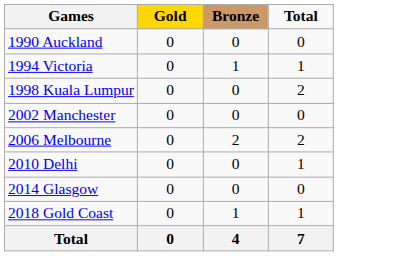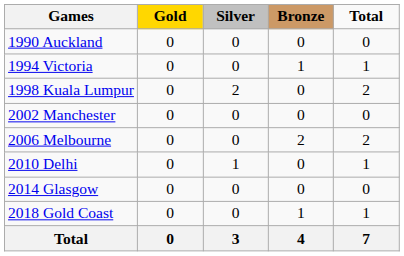+ column: (236, 16)
